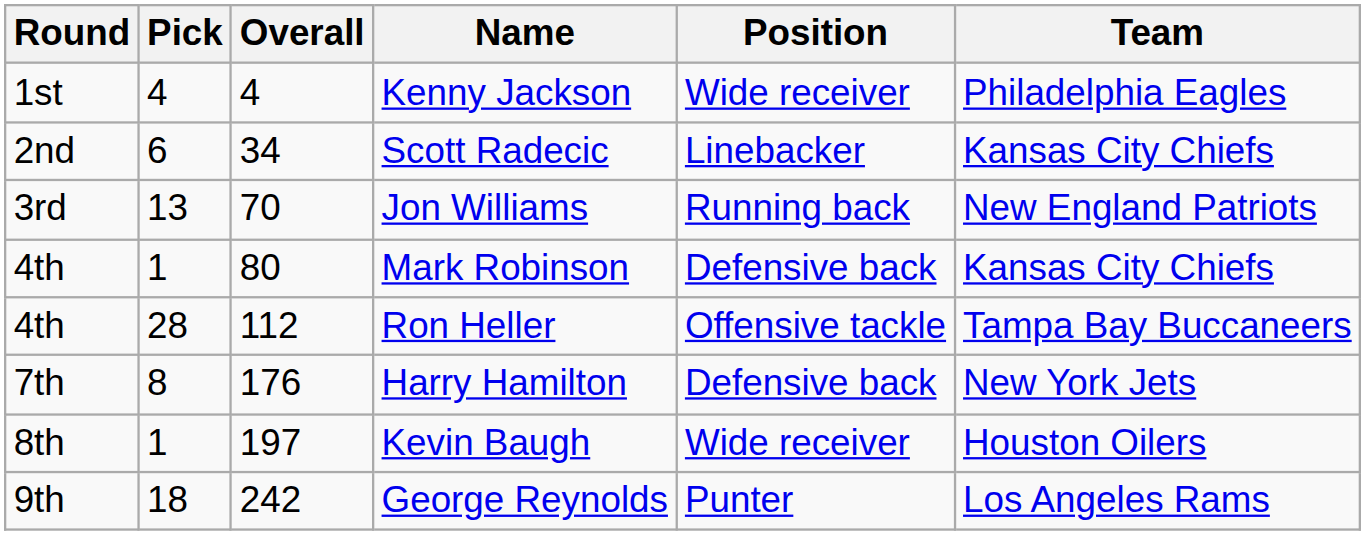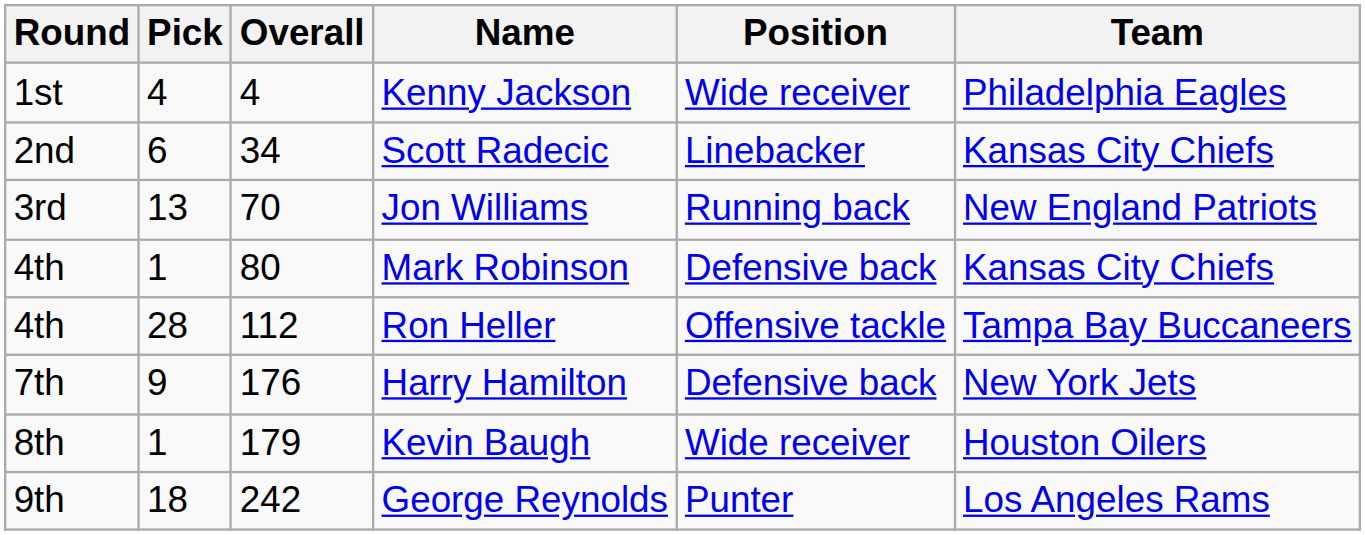(157, 383) 8 -> (157, 383) 9
(270, 442) 197 -> (270, 442) 179
